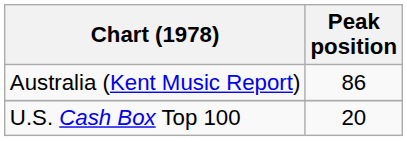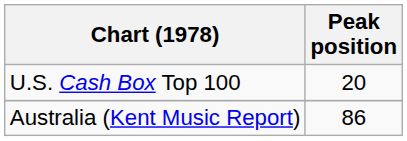rows swapped: (155, 82) <-> (125, 117)
